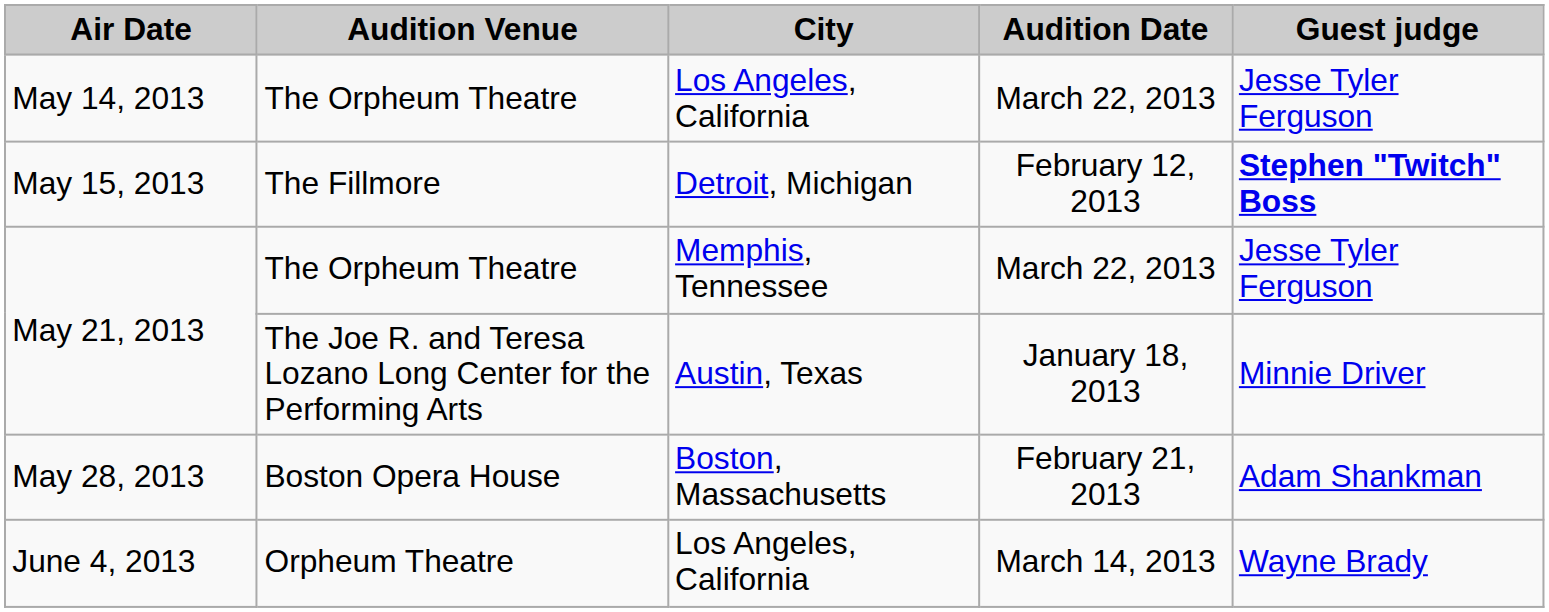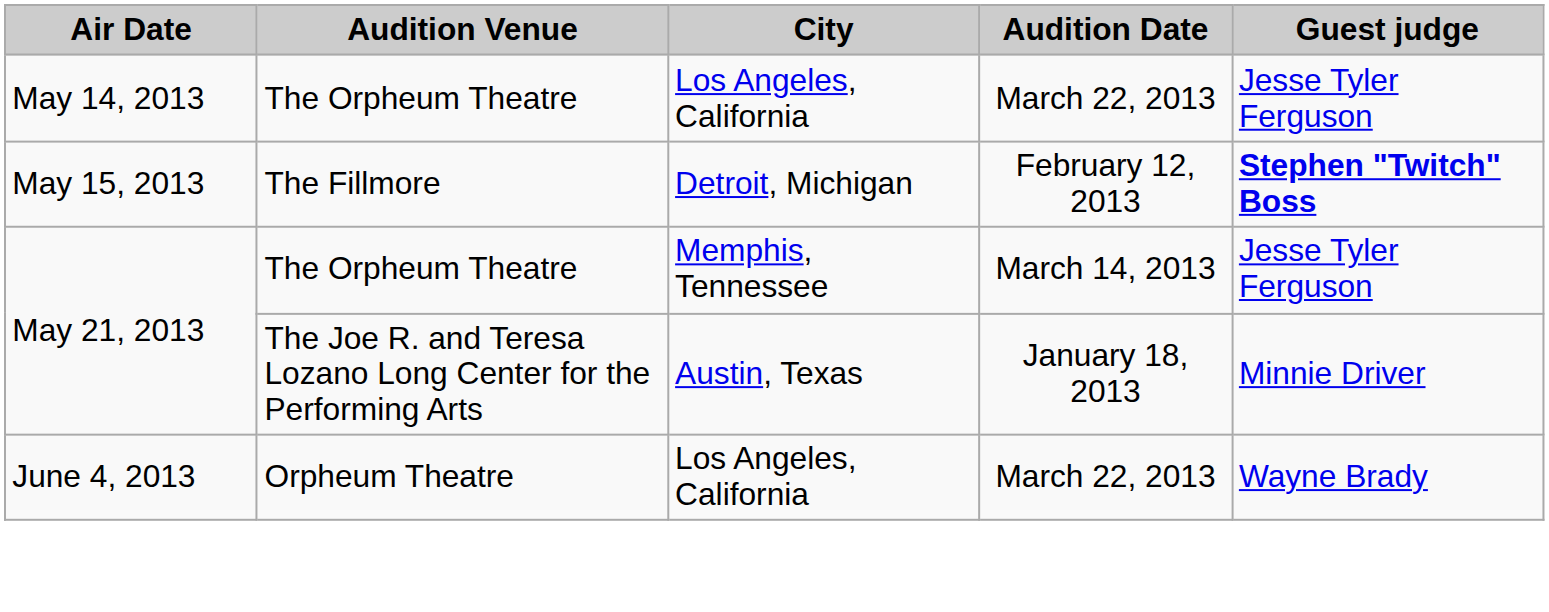(1105, 269) March 22, 2013 -> (1105, 269) March 14, 2013
- row: (108, 476)
(1105, 562) March 14, 2013 -> (1105, 476) March 22, 2013
